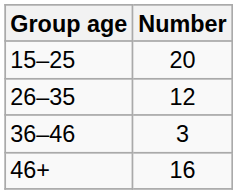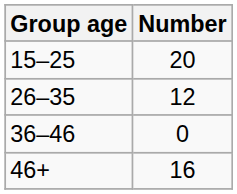(183, 134) 3 -> (183, 134) 0
